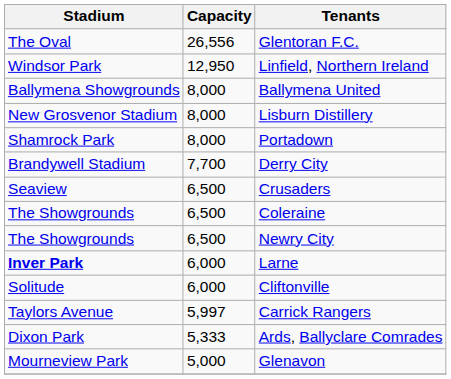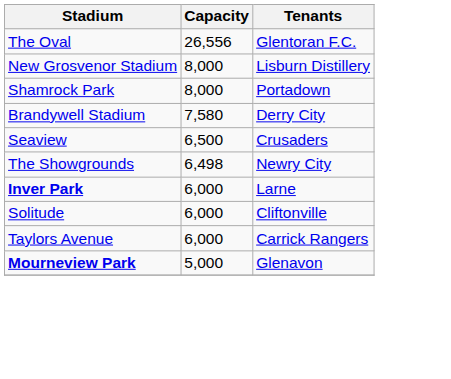- row: (344, 66)
- row: (320, 90)
(206, 164) 7,700 -> (204, 115) 7,580
- row: (292, 213)
(206, 238) 6,500 -> (204, 164) 6,498
(206, 312) 5,997 -> (204, 238) 6,000
- row: (351, 336)
(68, 361) normal -> (72, 262) bold
